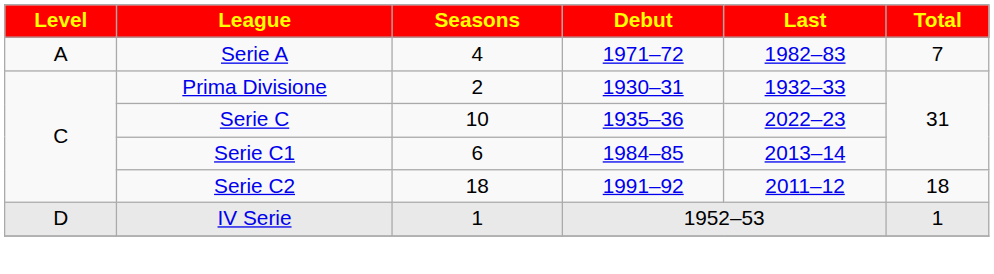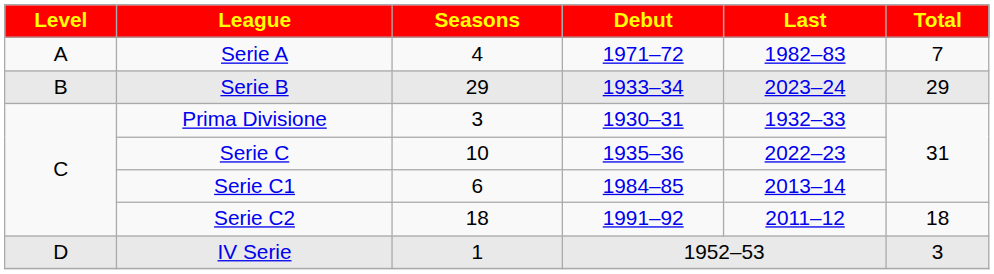+ row: (255, 86)
(477, 86) 2 -> (477, 119) 3
(938, 218) 1 -> (938, 251) 3
